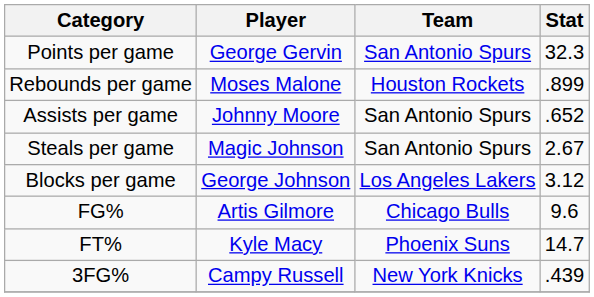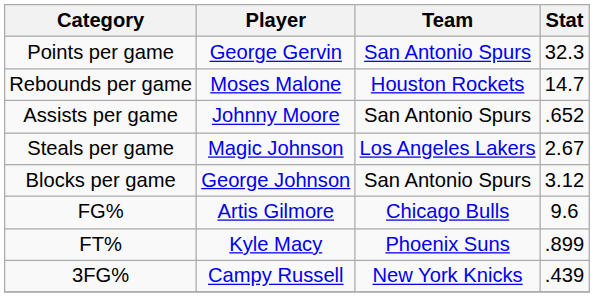(564, 84) .899 -> (564, 84) 14.7
(448, 148) San Antonio Spurs -> (448, 148) Los Angeles Lakers
(448, 180) Los Angeles Lakers -> (448, 180) San Antonio Spurs
(564, 244) 14.7 -> (564, 244) .899
